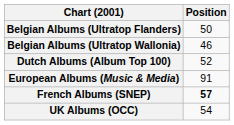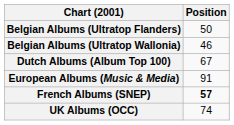(206, 62) 52 -> (206, 62) 67
(206, 111) 54 -> (206, 111) 74
